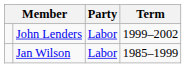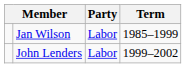rows swapped: (43, 53) <-> (49, 33)
